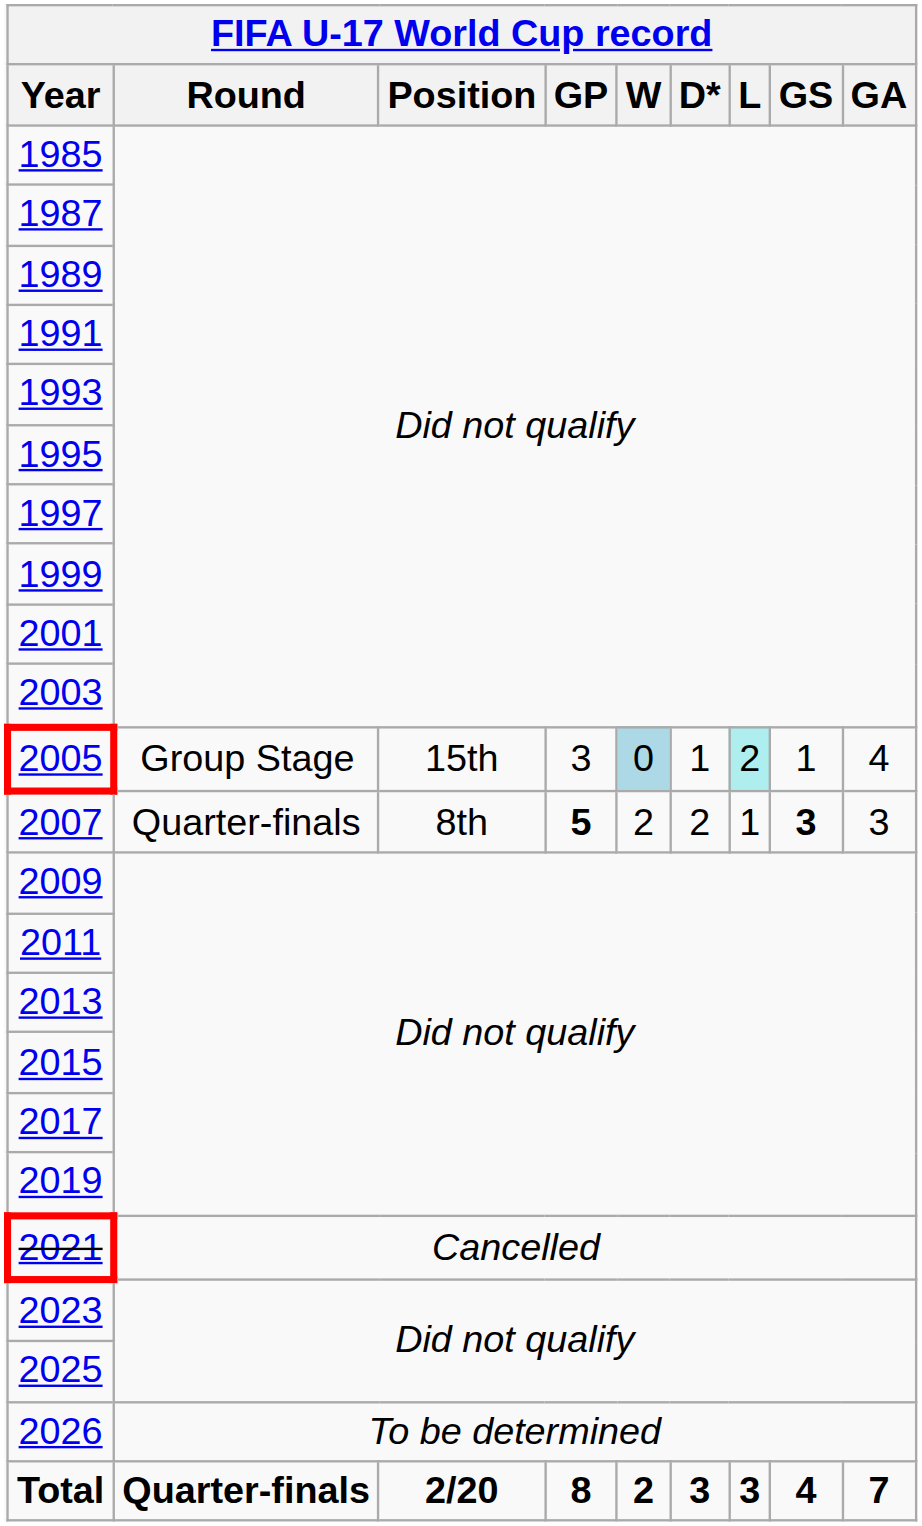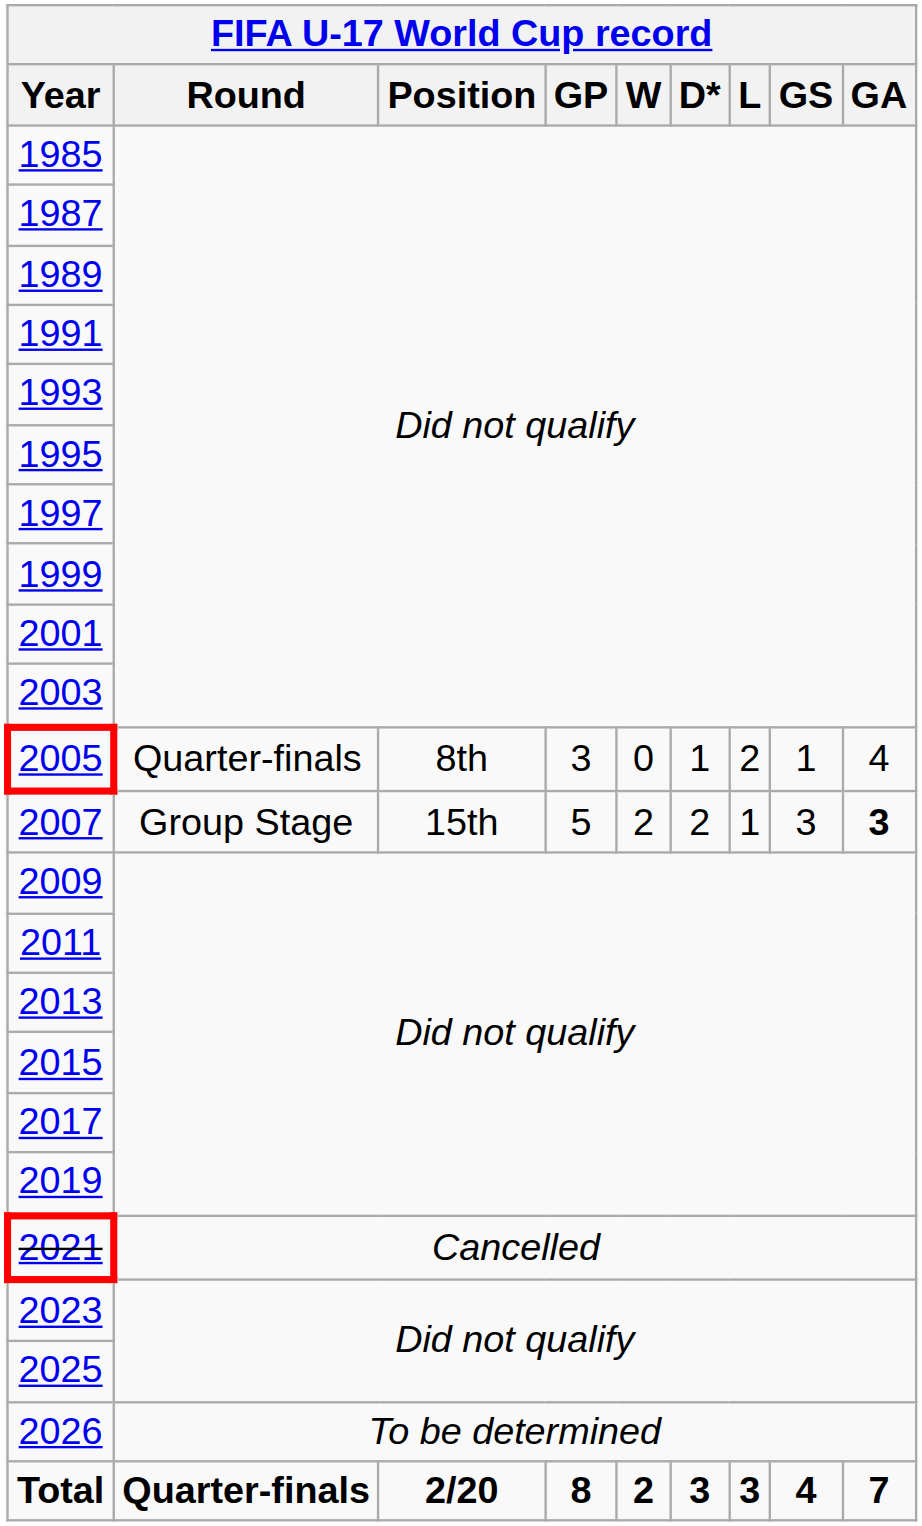(247, 757) Group Stage -> (247, 757) Quarter-finals
(462, 757) 15th -> (462, 757) 8th
(644, 757) lightblue background -> (644, 757) no background
(750, 757) paleturquoise background -> (750, 757) no background
(246, 821) Quarter-finals -> (246, 821) Group Stage
(462, 821) 8th -> (462, 821) 15th
(581, 821) bold -> (581, 821) normal
(806, 821) bold -> (806, 821) normal
(879, 821) normal -> (879, 821) bold
